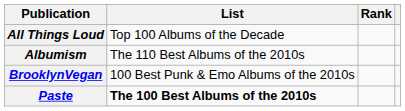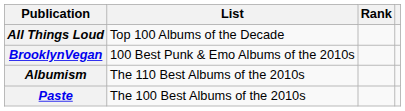rows swapped: (56, 55) <-> (56, 75)
(213, 95) bold -> (208, 95) normal
